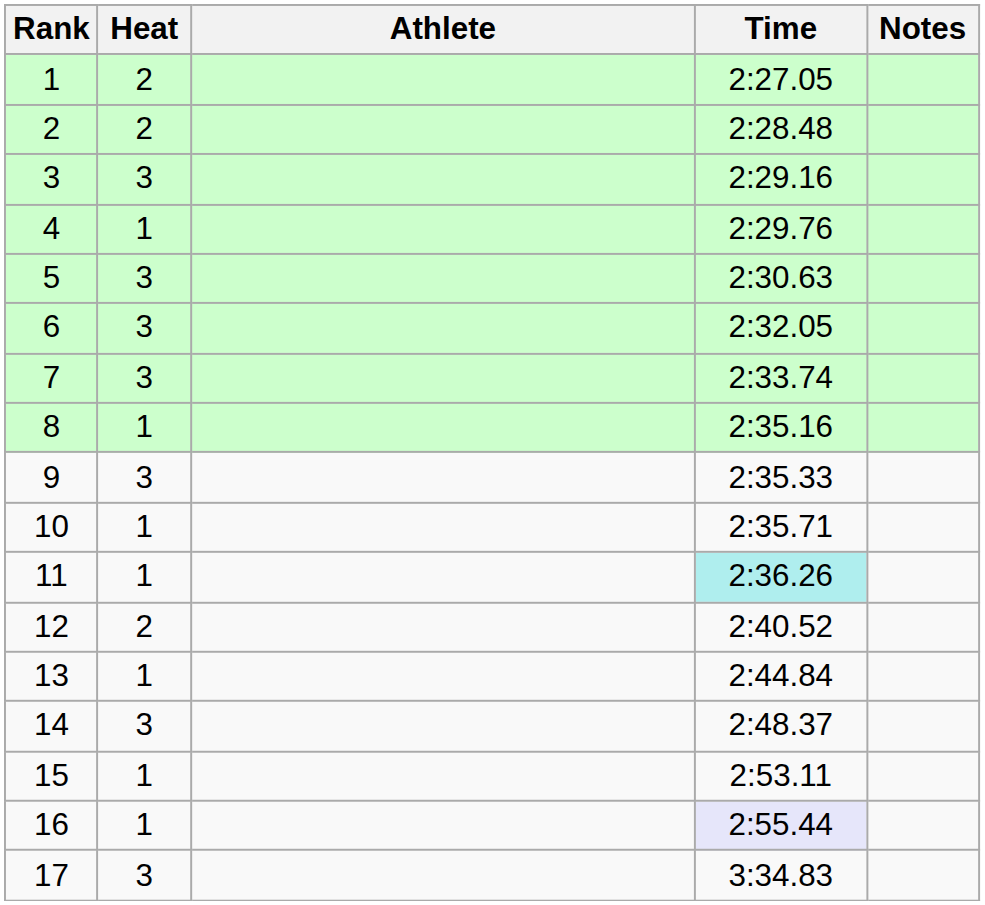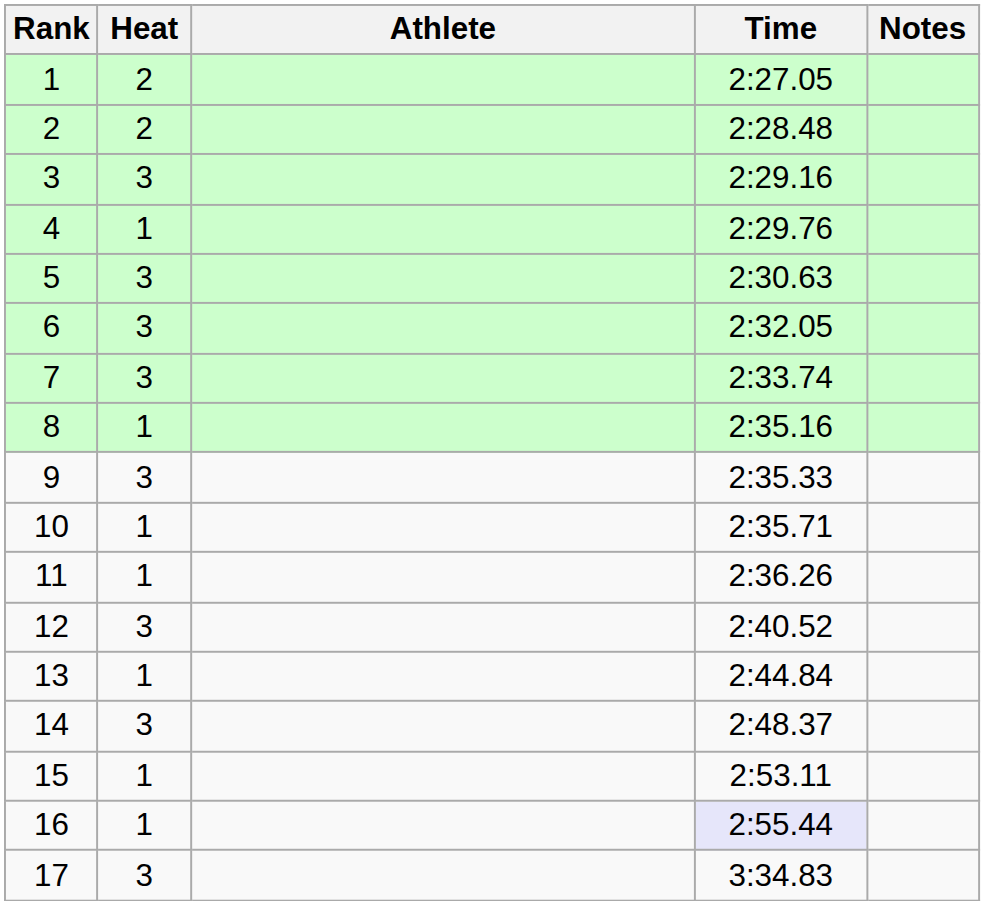(781, 576) paleturquoise background -> (781, 576) no background
(144, 626) 2 -> (144, 626) 3
